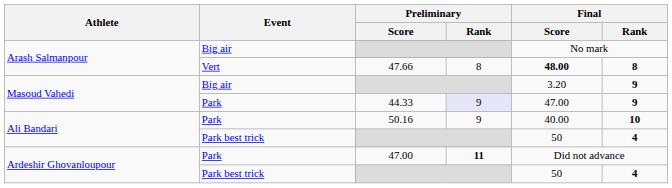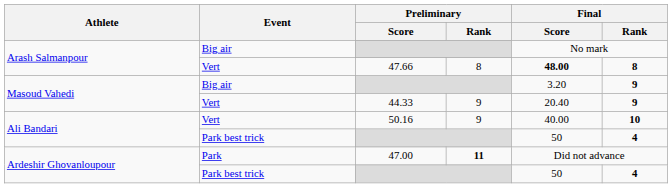(212, 102) Park -> (211, 102) Vert
(479, 102) lavender background -> (479, 102) no background
(557, 102) 47.00 -> (557, 102) 20.40
(212, 120) Park -> (211, 120) Vert
